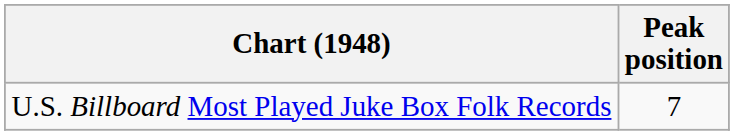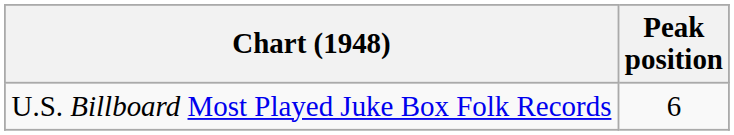(674, 105) 7 -> (674, 105) 6
